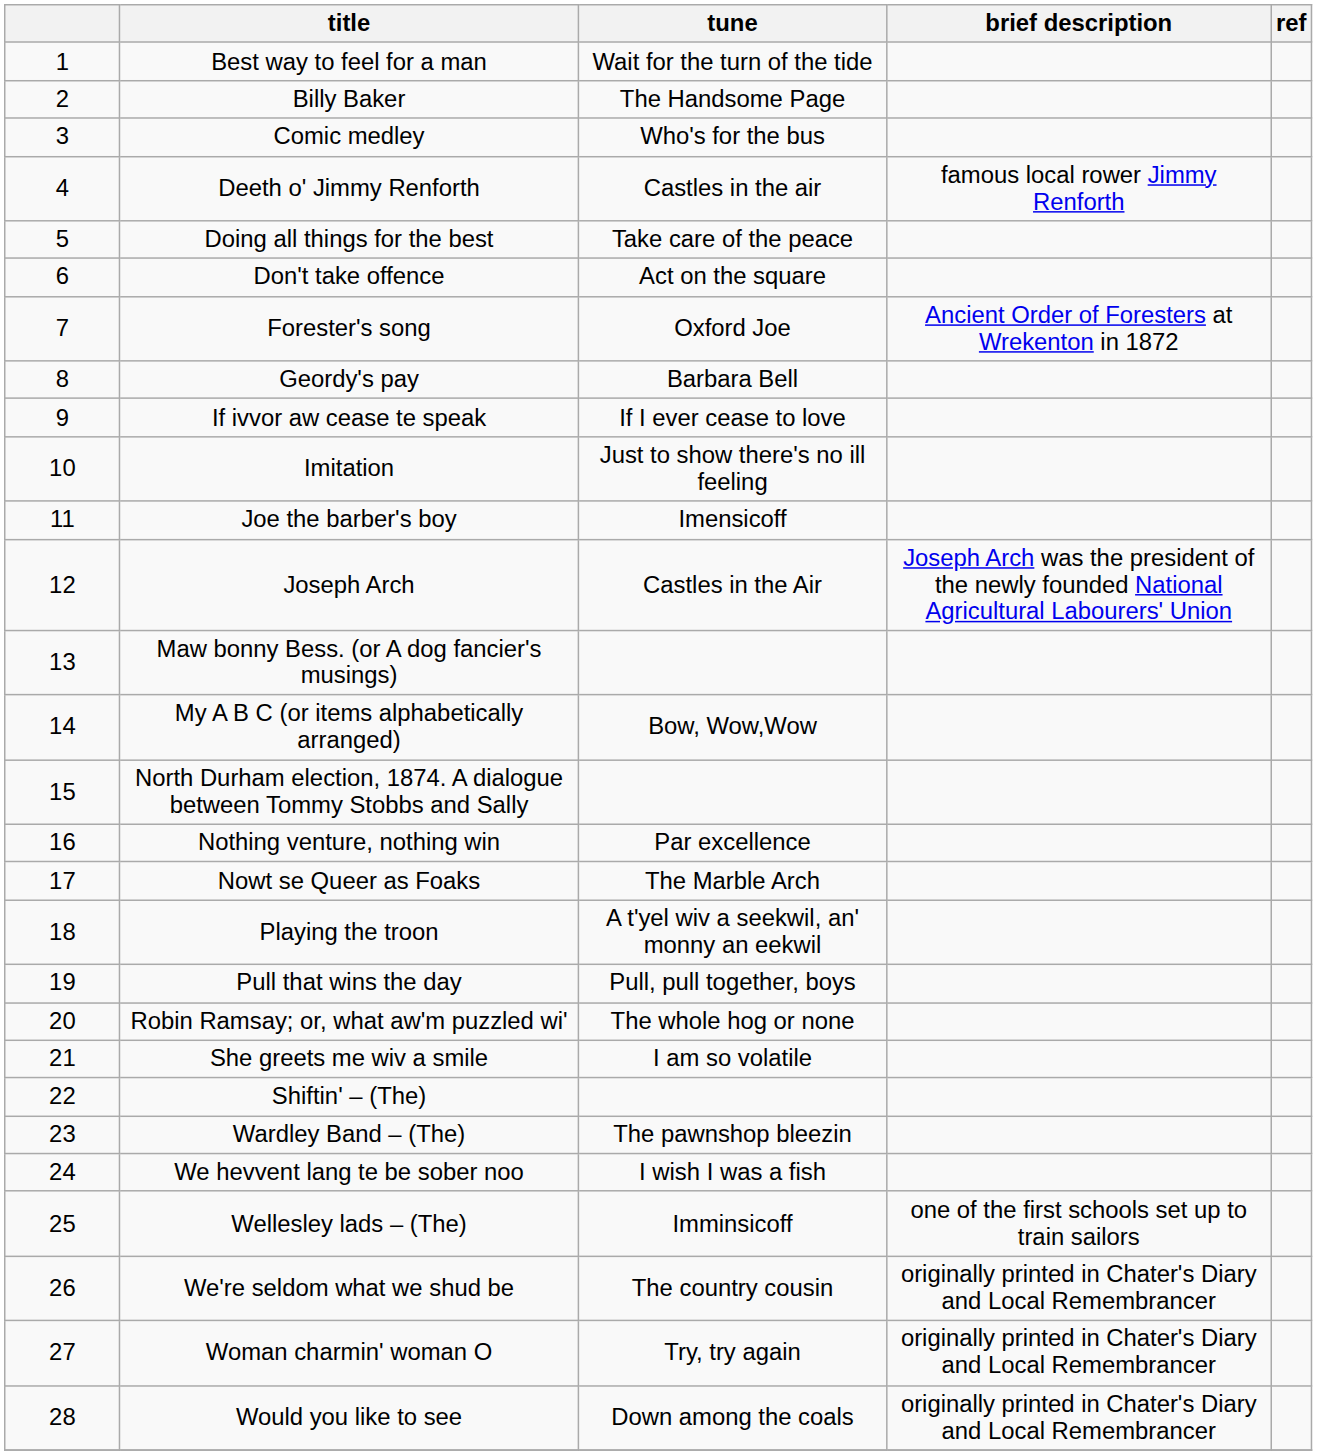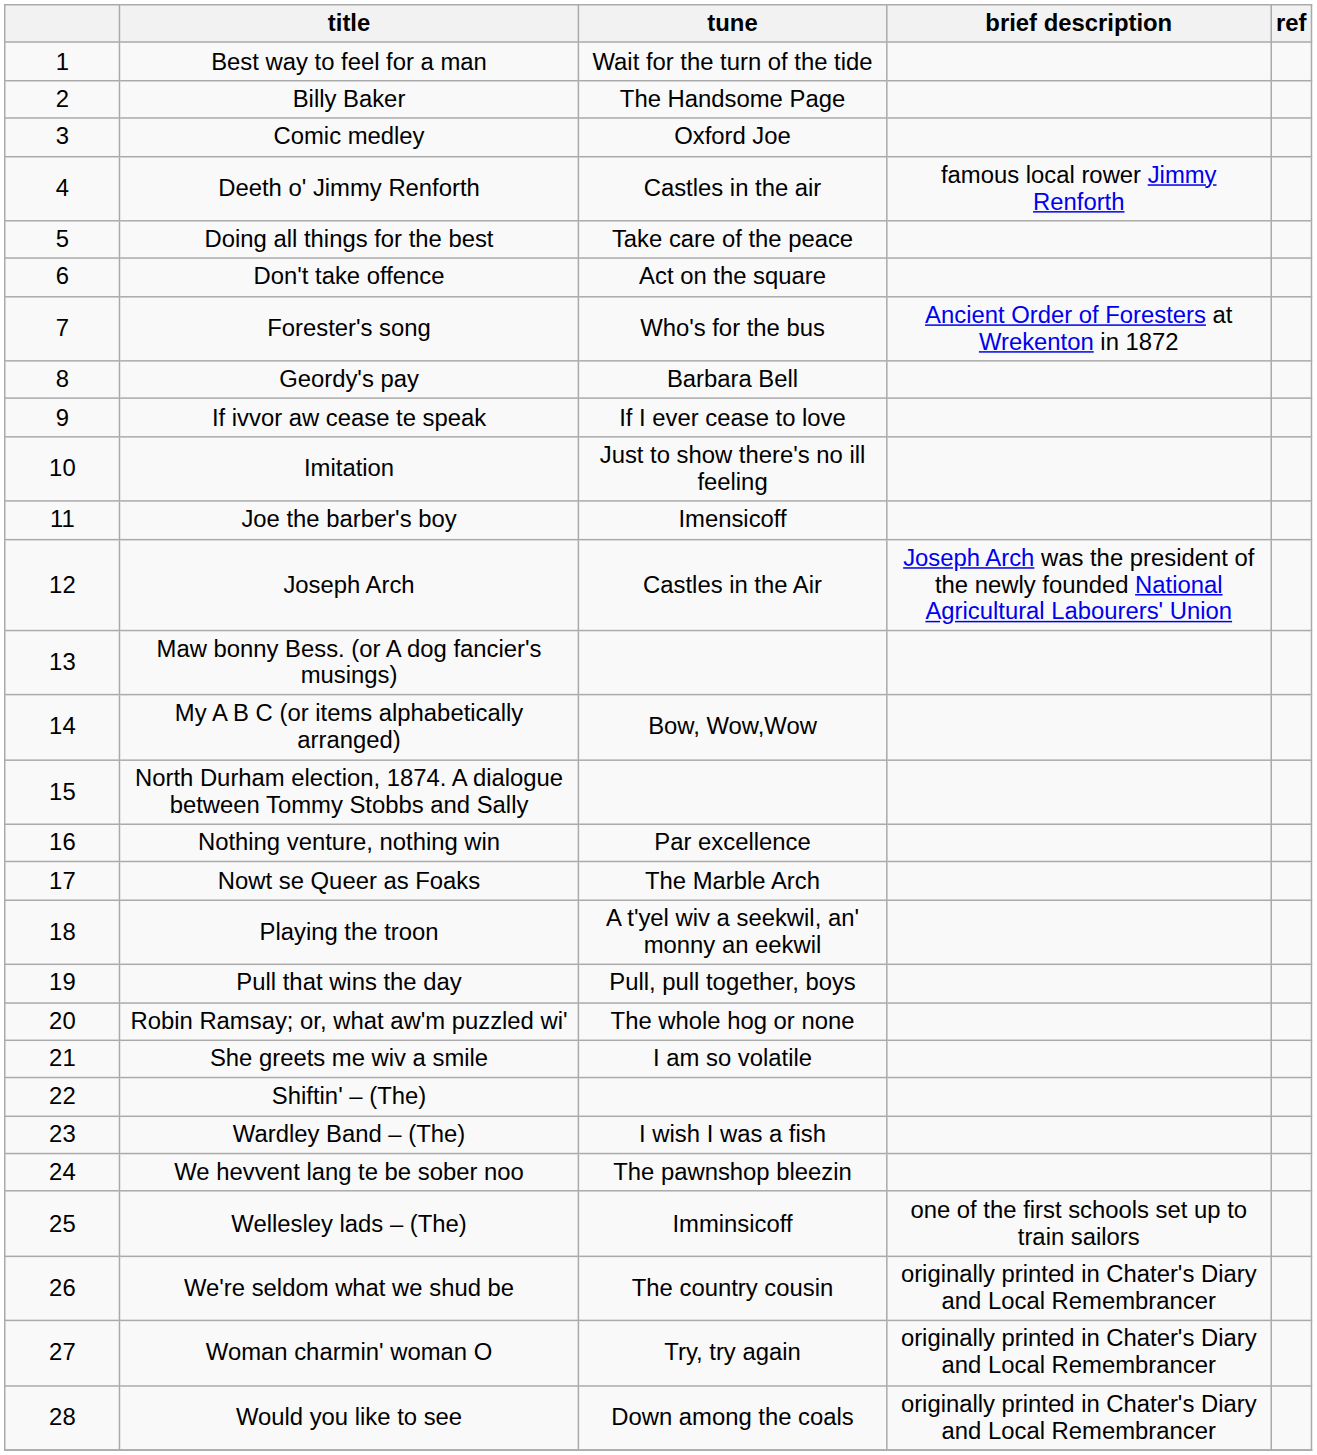(733, 136) Who's for the bus -> (733, 136) Oxford Joe
(733, 328) Oxford Joe -> (733, 328) Who's for the bus
(733, 1134) The pawnshop bleezin -> (733, 1134) I wish I was a fish
(733, 1172) I wish I was a fish -> (733, 1172) The pawnshop bleezin
